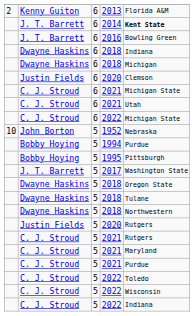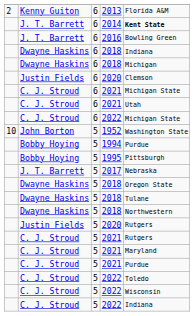(141, 131) Nebraska -> (157, 131) Washington State
(157, 171) Washington State -> (141, 171) Nebraska
